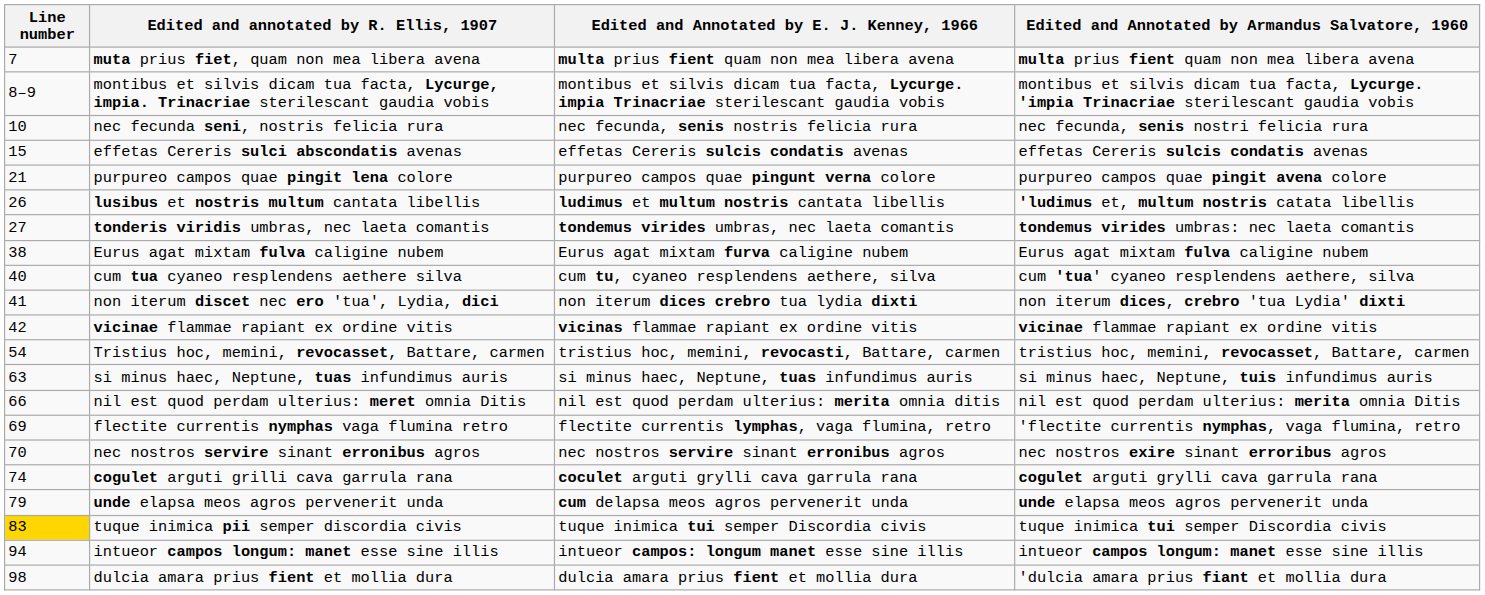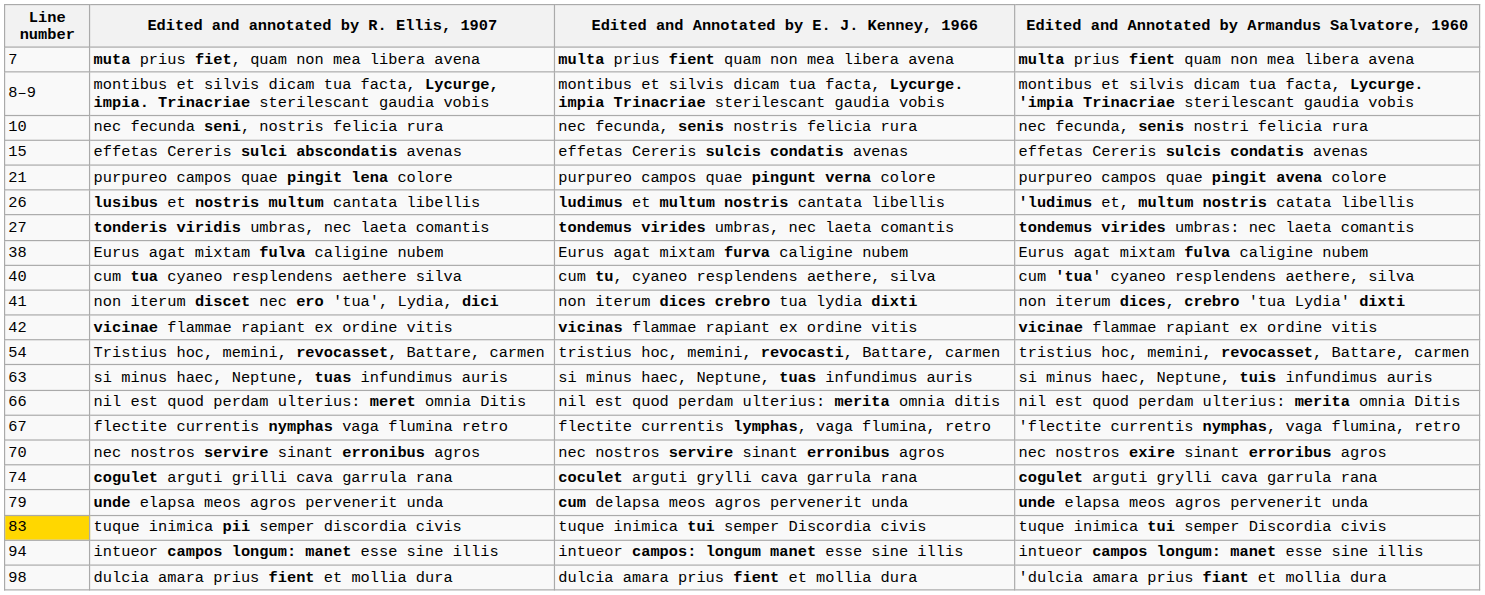(17, 428) 69 -> (17, 428) 67
